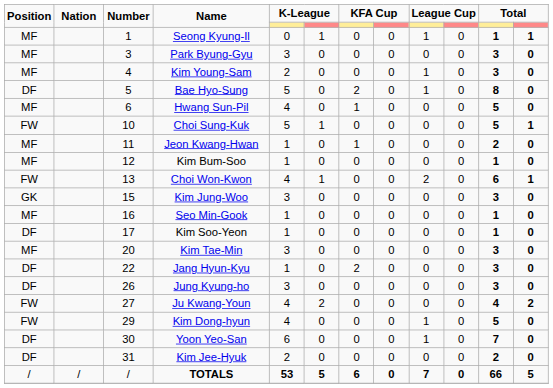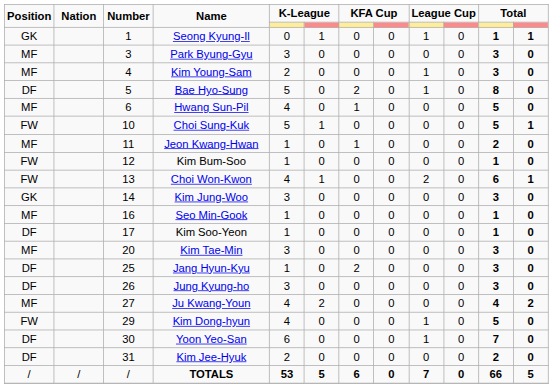(29, 36) MF -> (29, 36) GK
(29, 161) MF -> (29, 161) FW
(128, 197) 15 -> (128, 197) 14
(128, 268) 22 -> (128, 268) 25
(29, 304) FW -> (29, 304) MF
